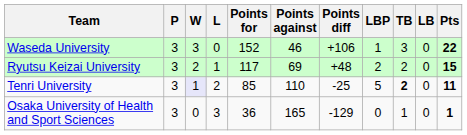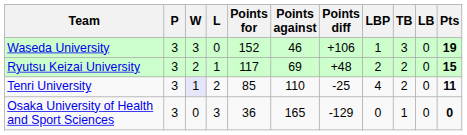(450, 47) 22 -> (450, 47) 19
(378, 86) 5 -> (378, 86) 4
(404, 86) bold -> (404, 86) normal
(450, 113) 1 -> (450, 113) 0
